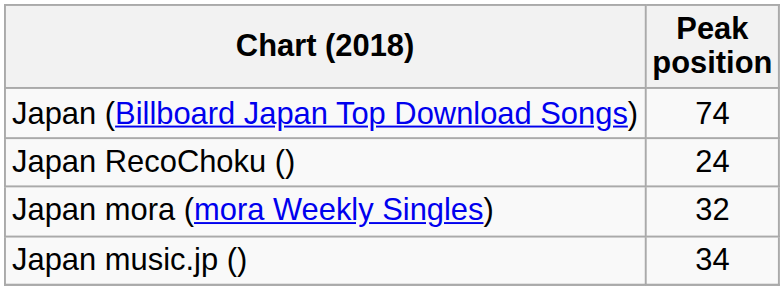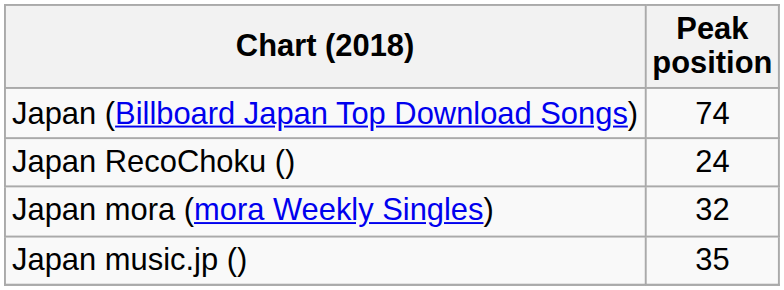(712, 259) 34 -> (712, 259) 35
